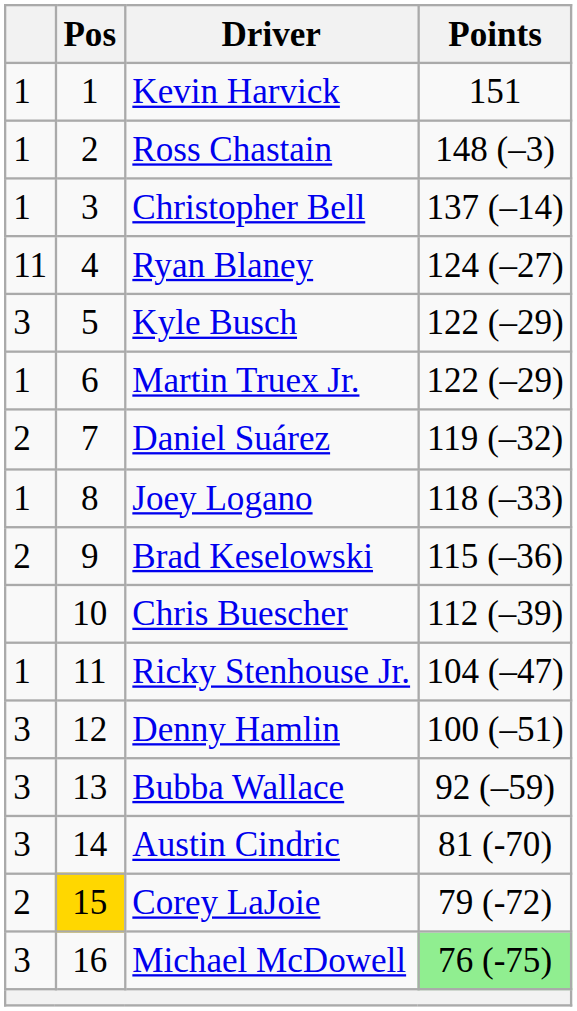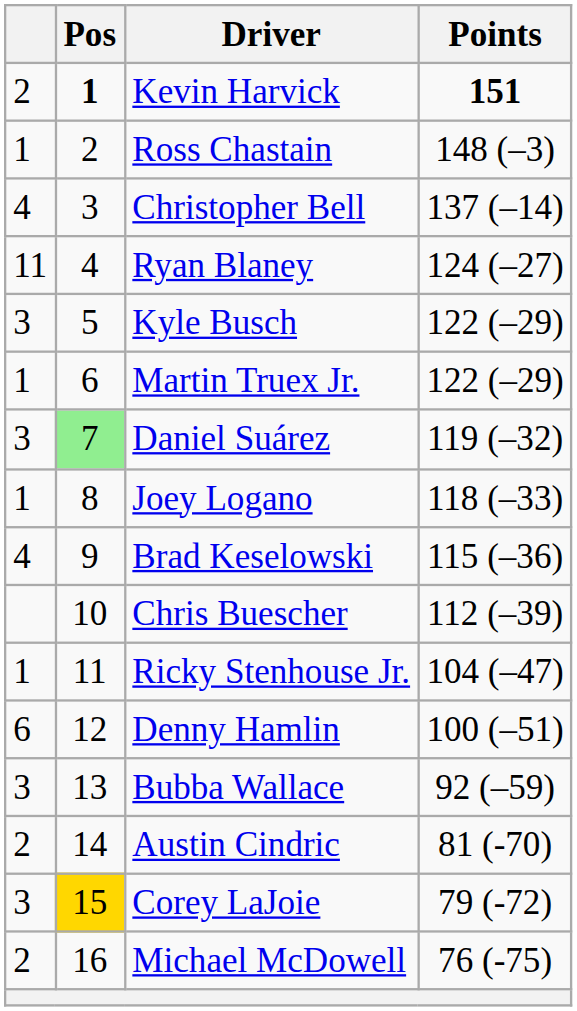(22, 91) 1 -> (22, 91) 2
(90, 91) normal -> (90, 91) bold
(495, 91) normal -> (495, 91) bold
(22, 207) 1 -> (22, 207) 4
(22, 438) 2 -> (22, 438) 3
(90, 438) no background -> (90, 438) lightgreen background
(22, 554) 2 -> (22, 554) 4
(22, 728) 3 -> (22, 728) 6
(22, 844) 3 -> (22, 844) 2
(22, 902) 2 -> (22, 902) 3
(22, 959) 3 -> (22, 959) 2
(495, 959) lightgreen background -> (495, 959) no background
